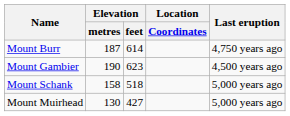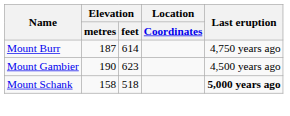(247, 84) normal -> (244, 84) bold
- row: (45, 102)
